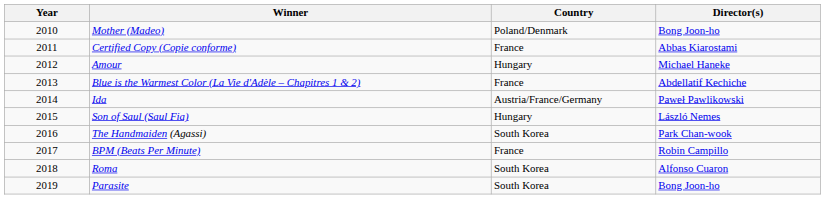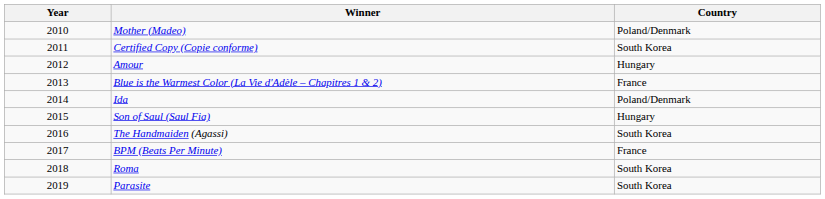- column: (738, 13)
(509, 47) France -> (644, 47) South Korea
(548, 99) Austria/France/Germany -> (654, 99) Poland/Denmark
